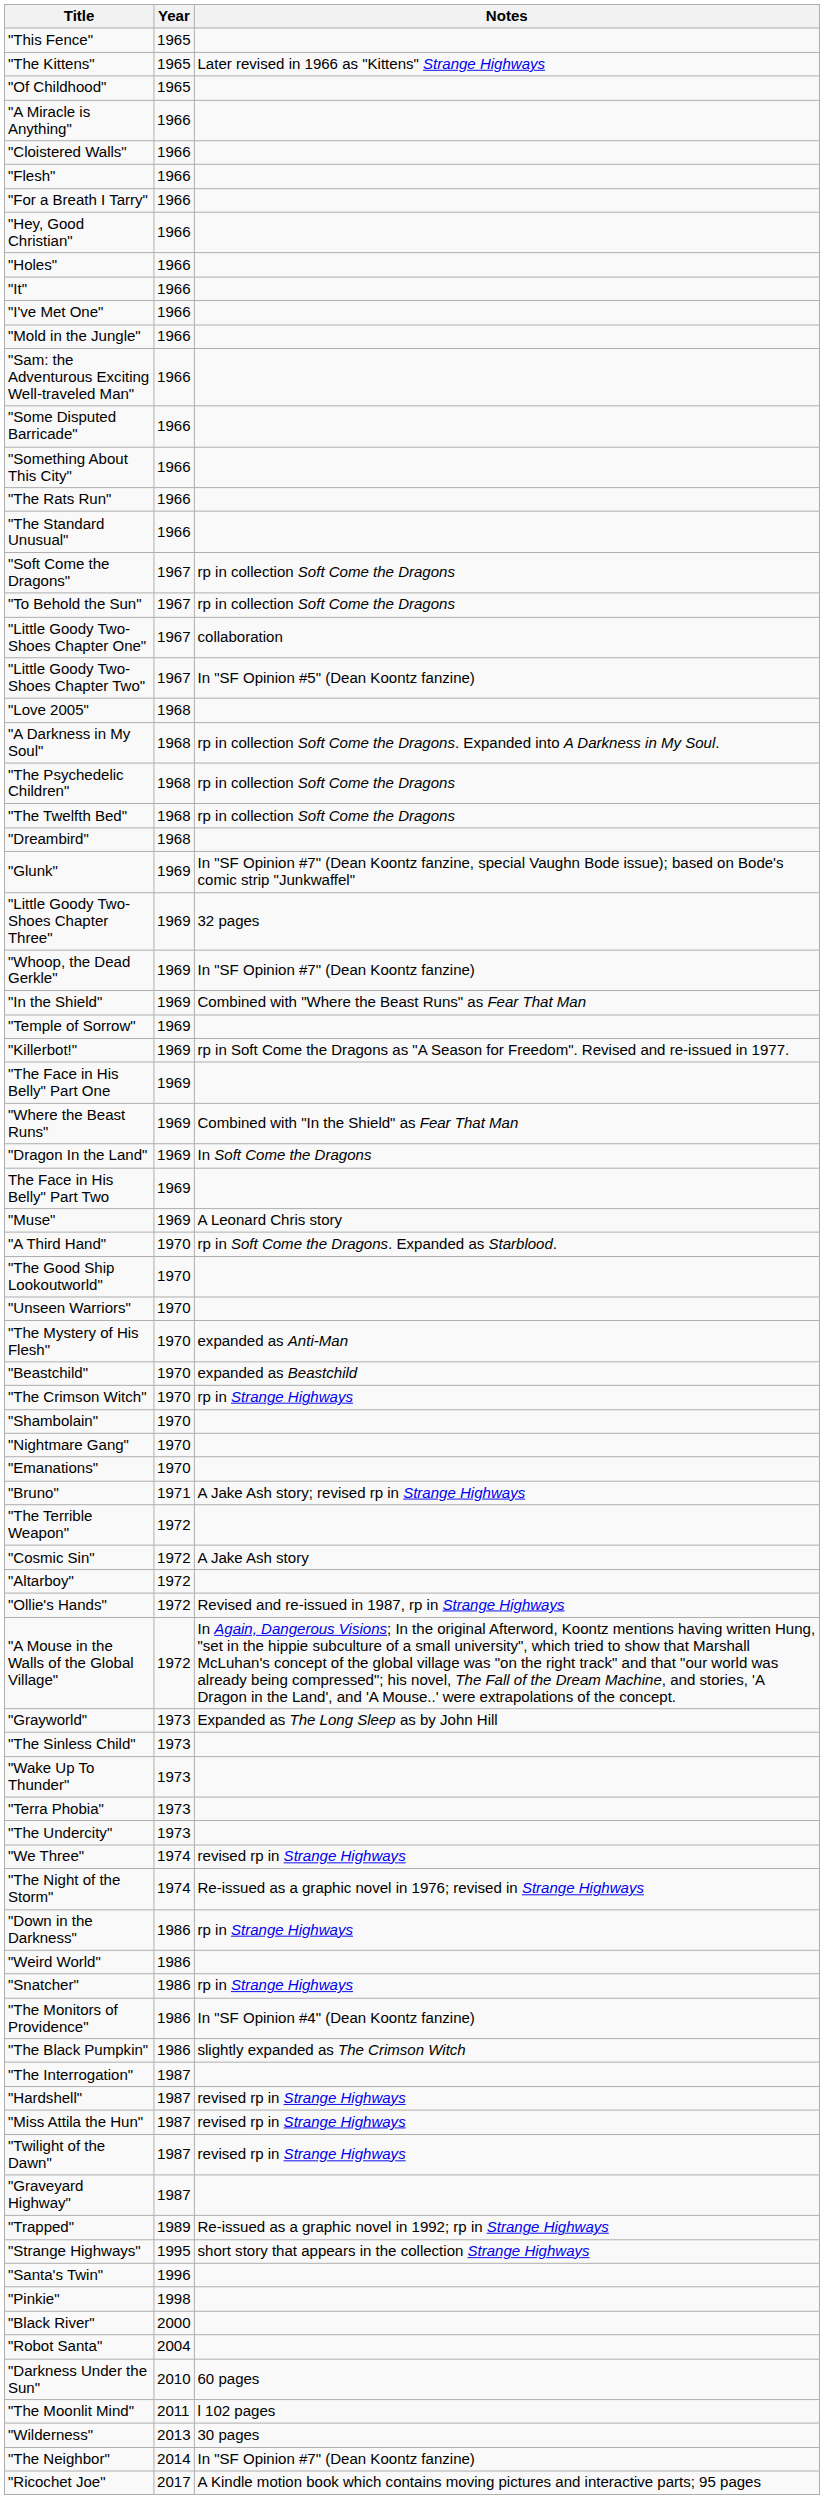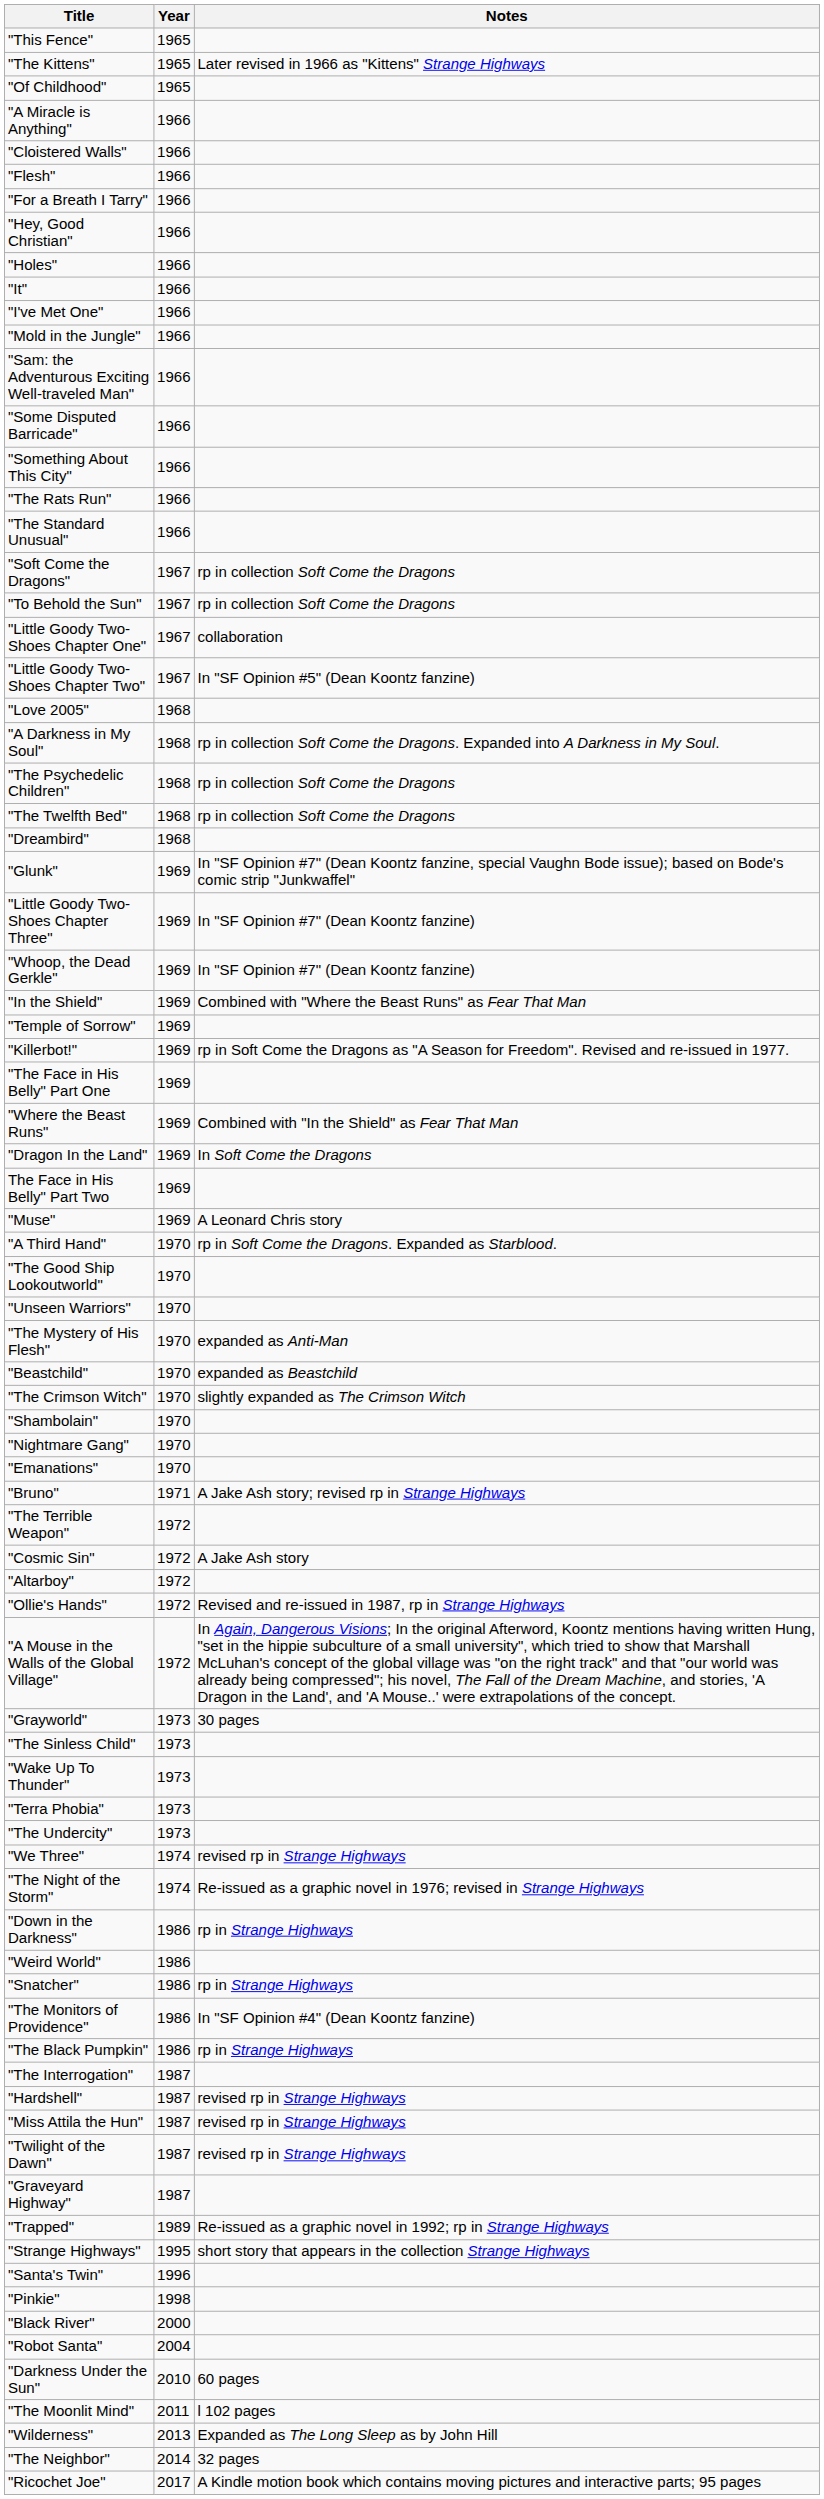(228, 921) 32 pages -> (336, 921) In "SF Opinion #7" (Dean Koontz fanzine)
(275, 1397) rp in Strange Highways -> (332, 1397) slightly expanded as The Crimson Witch
(348, 1720) Expanded as The Long Sleep as by John Hill -> (228, 1720) 30 pages
(332, 2050) slightly expanded as The Crimson Witch -> (275, 2050) rp in Strange Highways
(228, 2435) 30 pages -> (348, 2435) Expanded as The Long Sleep as by John Hill
(336, 2459) In "SF Opinion #7" (Dean Koontz fanzine) -> (228, 2459) 32 pages
